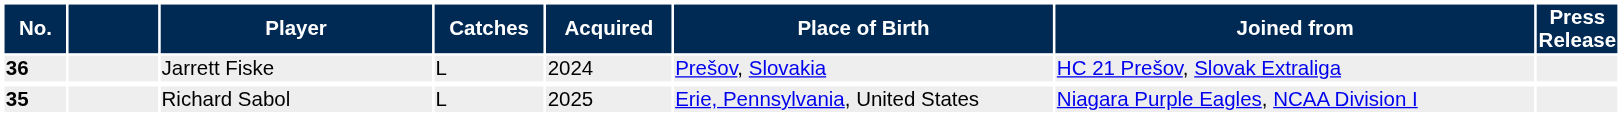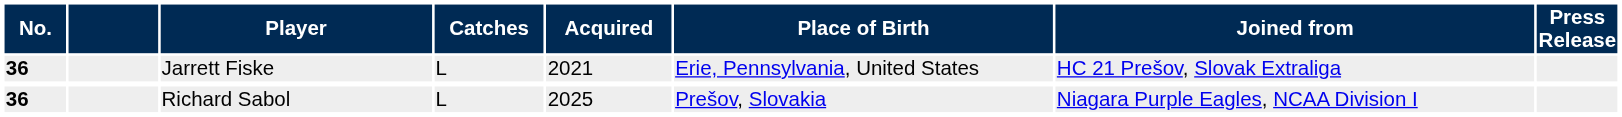(570, 68) 2024 -> (570, 68) 2021
(751, 68) Prešov, Slovakia -> (827, 68) Erie, Pennsylvania, United States
(17, 99) 35 -> (17, 99) 36
(827, 99) Erie, Pennsylvania, United States -> (751, 99) Prešov, Slovakia
